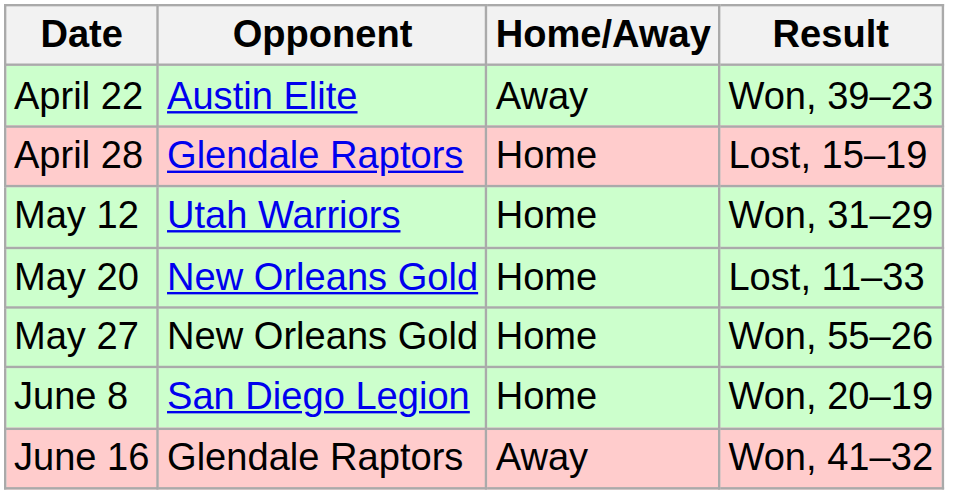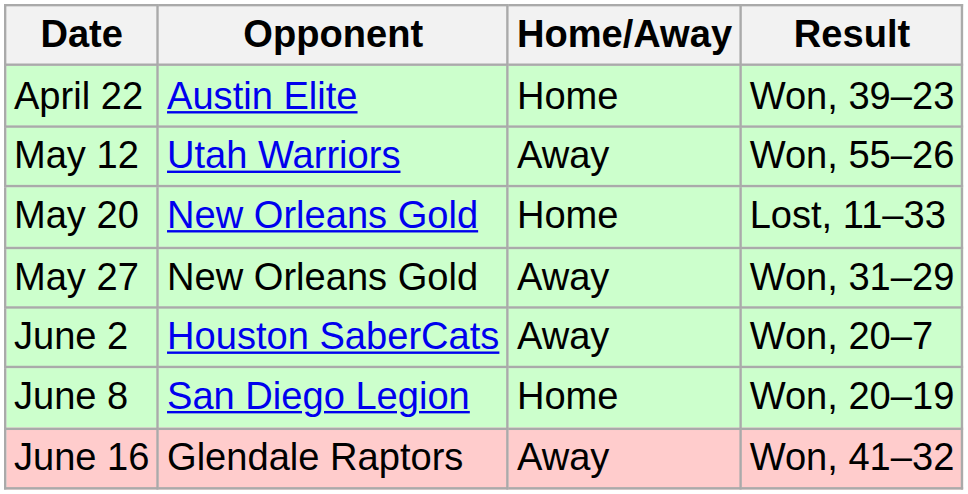(542, 95) Away -> (568, 95) Home
- row: (79, 155)
(546, 215) Home -> (563, 155) Away
(831, 215) Won, 31–29 -> (852, 155) Won, 55–26
(546, 336) Home -> (563, 276) Away
(831, 336) Won, 55–26 -> (852, 276) Won, 31–29
+ row: (71, 336)
